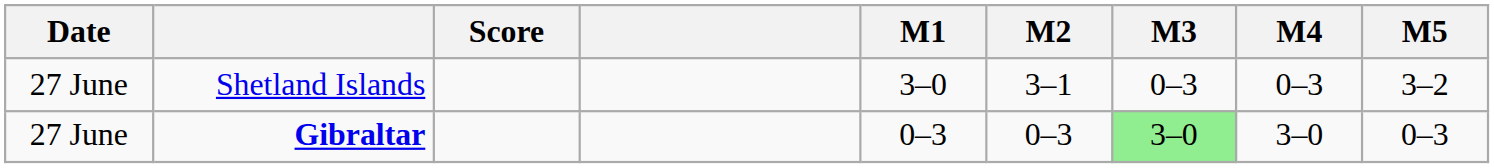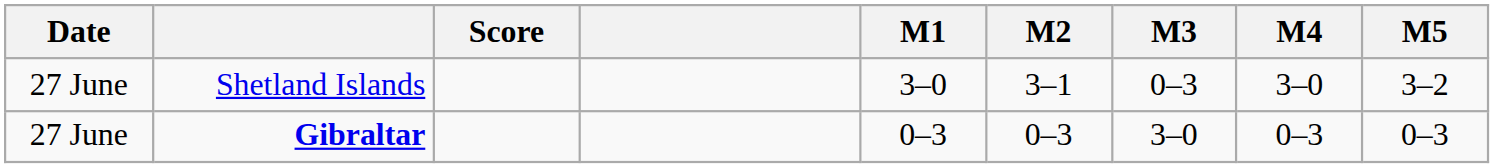(1299, 83) 0–3 -> (1299, 83) 3–0
(1174, 136) lightgreen background -> (1174, 136) no background
(1299, 136) 3–0 -> (1299, 136) 0–3
